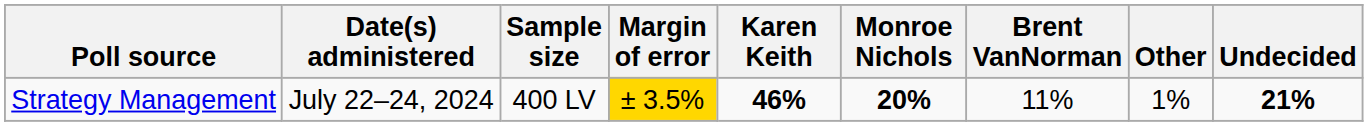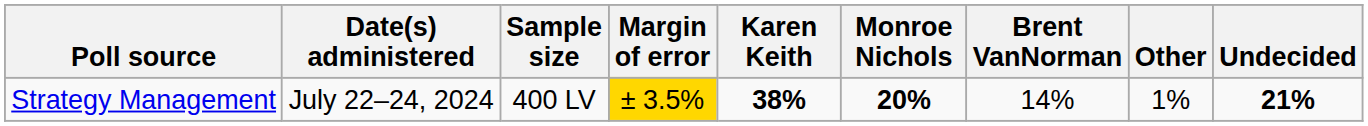(779, 99) 46% -> (779, 99) 38%
(1047, 99) 11% -> (1047, 99) 14%
